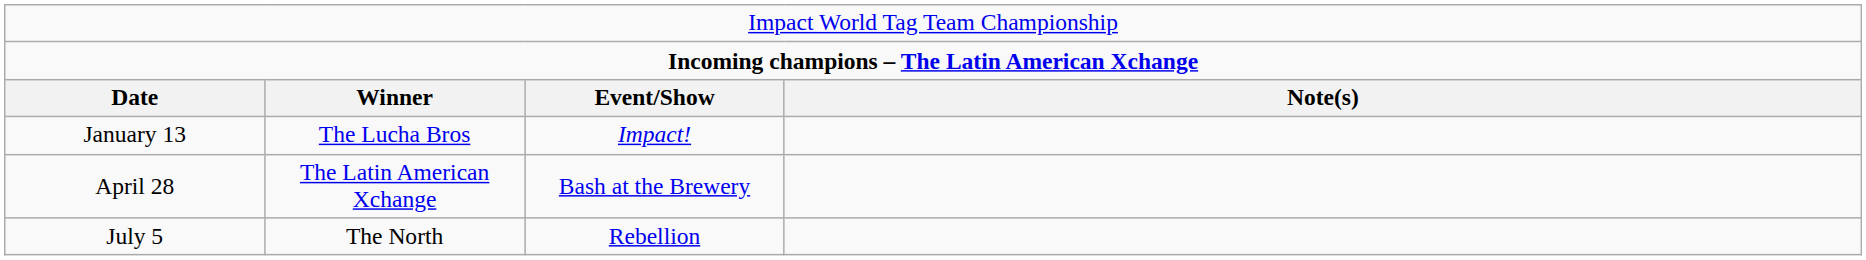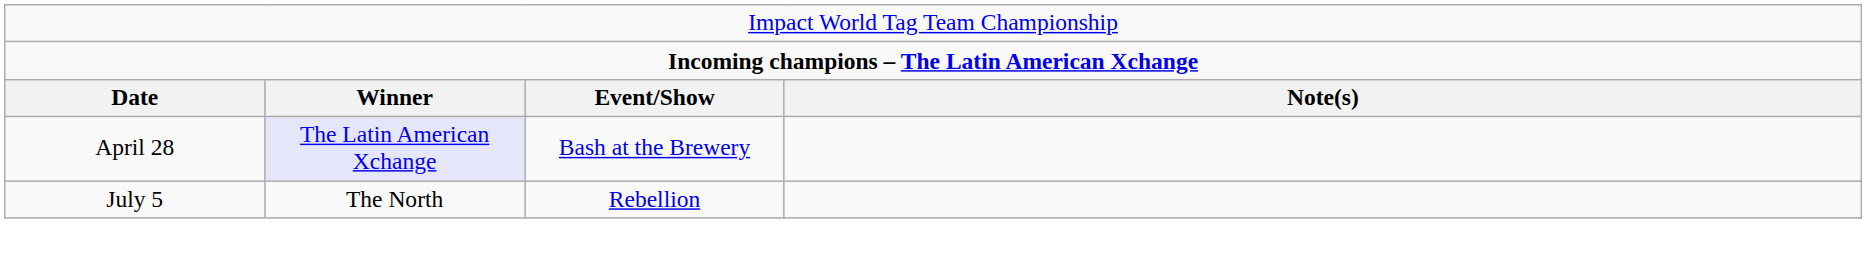- row: (135, 135)
(395, 185) no background -> (395, 148) lavender background
